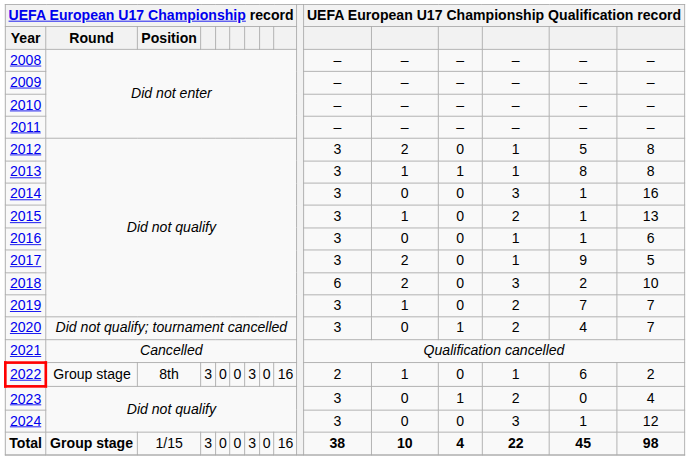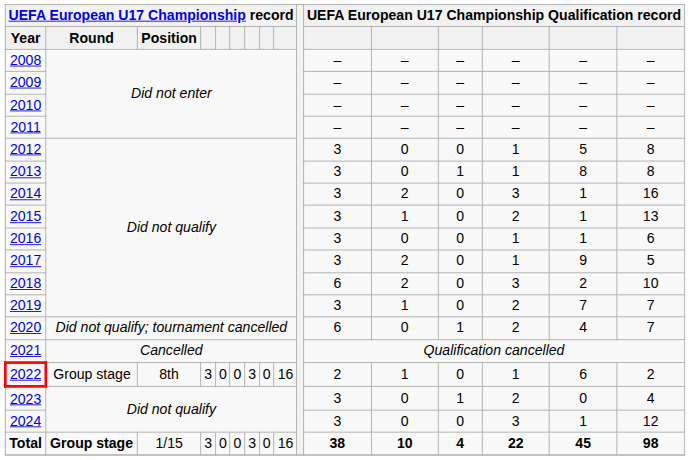(405, 149) 2 -> (405, 149) 0
(405, 171) 1 -> (405, 171) 0
(405, 194) 0 -> (405, 194) 2
(337, 328) 3 -> (337, 328) 6
